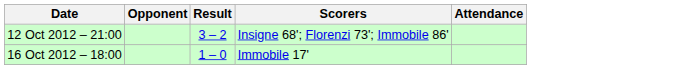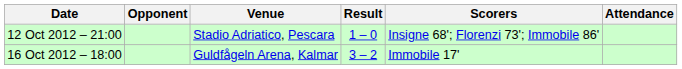+ column: (266, 14)
(213, 34) 3 – 2 -> (363, 34) 1 – 0
(213, 54) 1 – 0 -> (363, 54) 3 – 2
